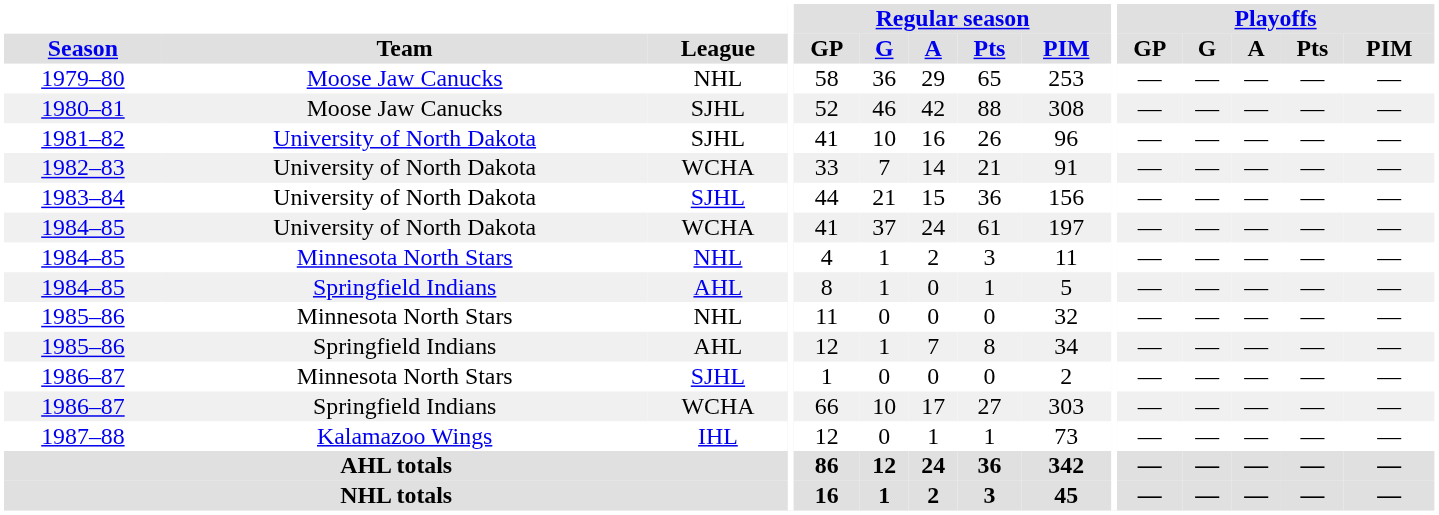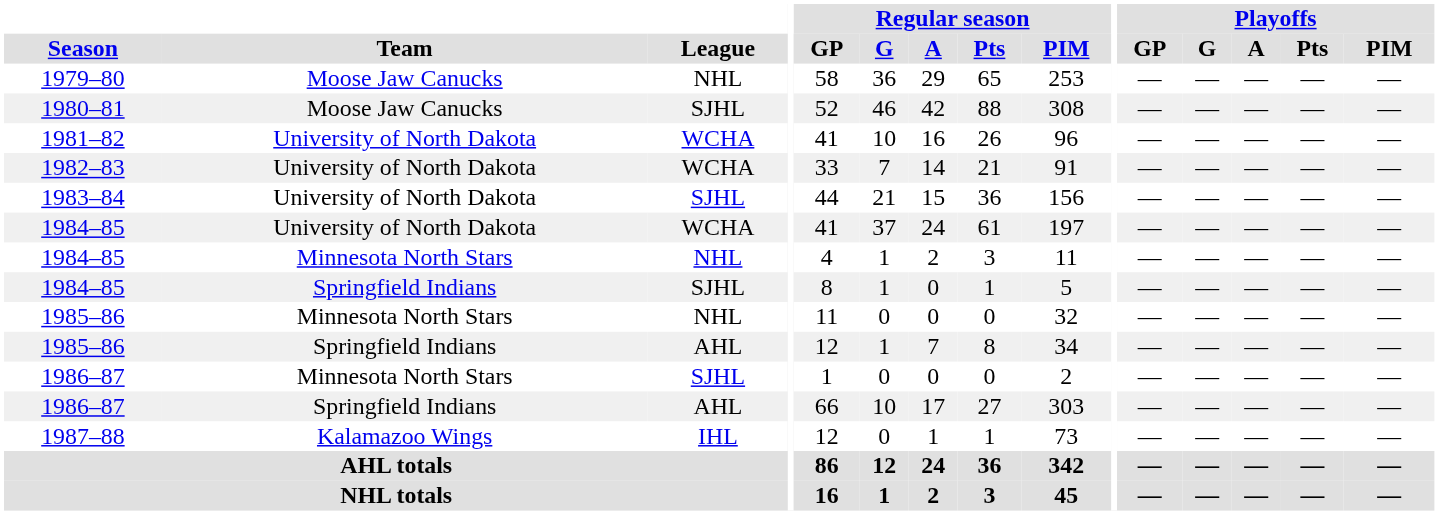(718, 137) SJHL -> (718, 137) WCHA
(718, 286) AHL -> (718, 286) SJHL
(718, 406) WCHA -> (718, 406) AHL
